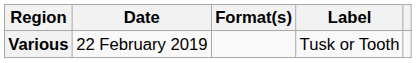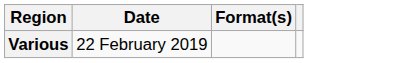- column: (350, 17)
